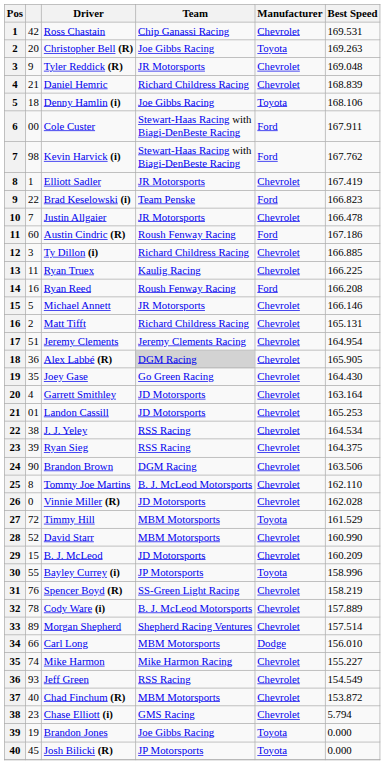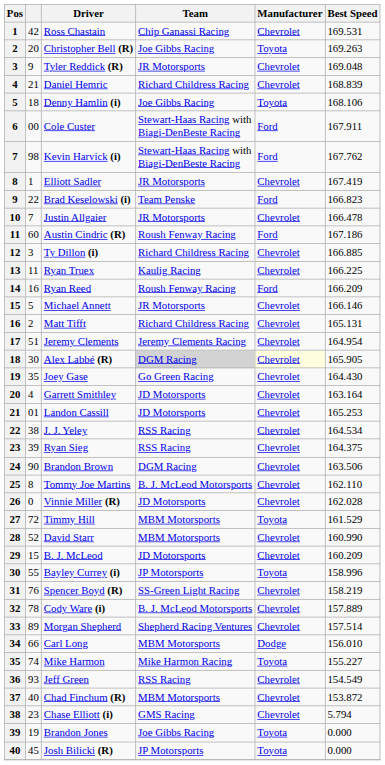(345, 288) 166.208 -> (345, 288) 166.209
(33, 359) 36 -> (33, 359) 30
(279, 359) no background -> (279, 359) lightyellow background
(279, 661) Chevrolet -> (272, 661) Toyota
